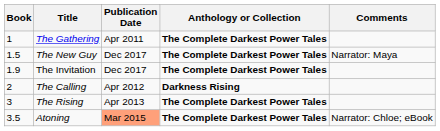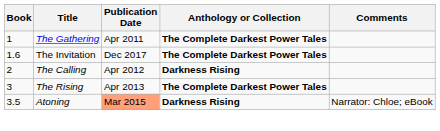- row: (66, 54)
(13, 70) 1.9 -> (13, 54) 1.6
(244, 117) The Complete Darkest Power Tales -> (201, 102) Darkness Rising
